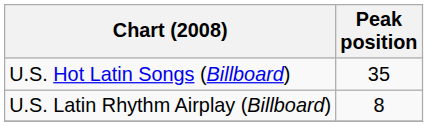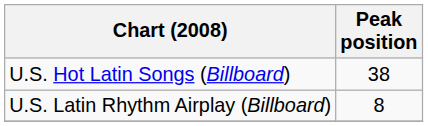(379, 74) 35 -> (379, 74) 38
